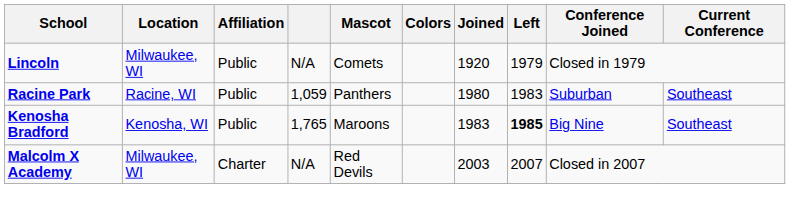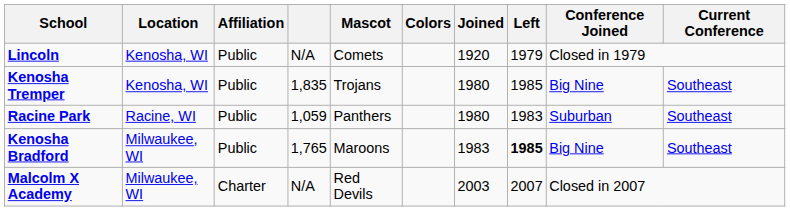(162, 63) Milwaukee, WI -> (167, 54) Kenosha, WI
+ row: (38, 85)
(167, 124) Kenosha, WI -> (162, 147) Milwaukee, WI
